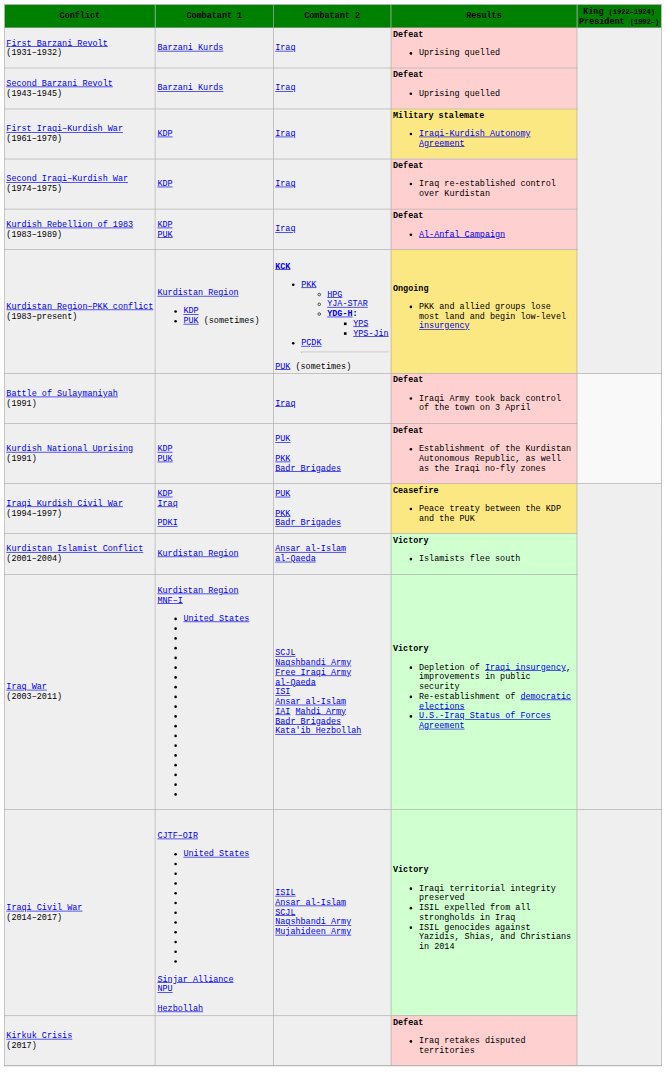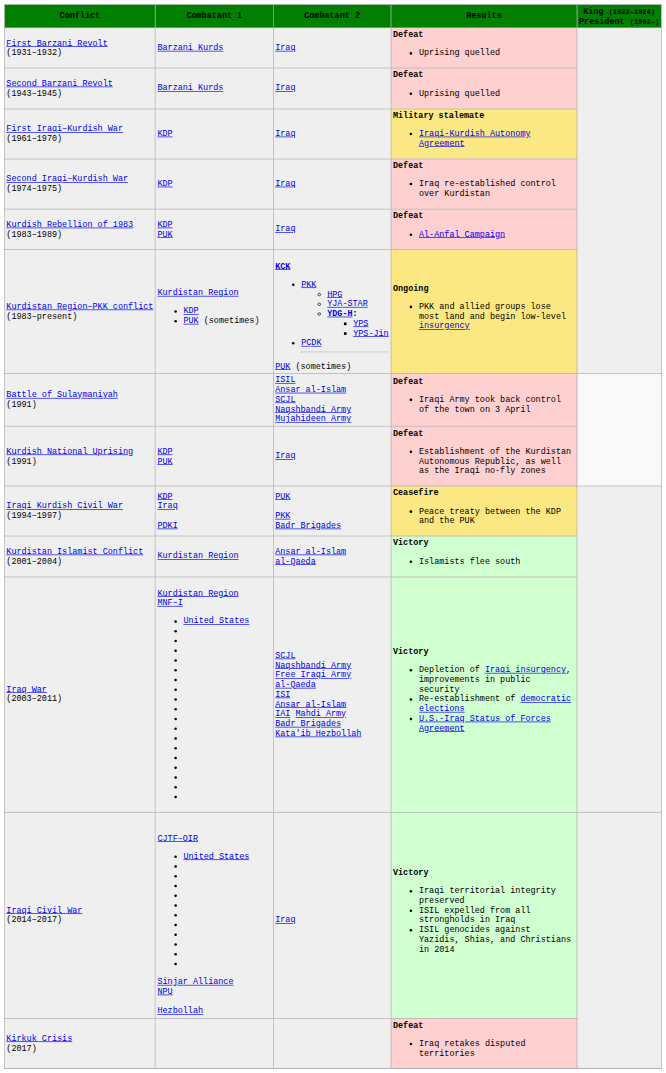(285, 403) Iraq -> (313, 400) ISIL Ansar al-Islam SCJL Naqshbandi Army Mujahideen Army
(308, 454) PUK PKK Badr Brigades -> (285, 456) Iraq
(313, 913) ISIL Ansar al-Islam SCJL Naqshbandi Army Mujahideen Army -> (285, 920) Iraq
